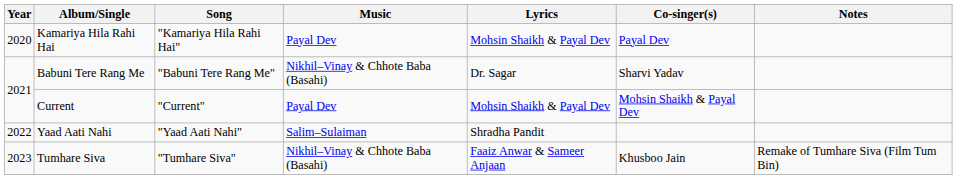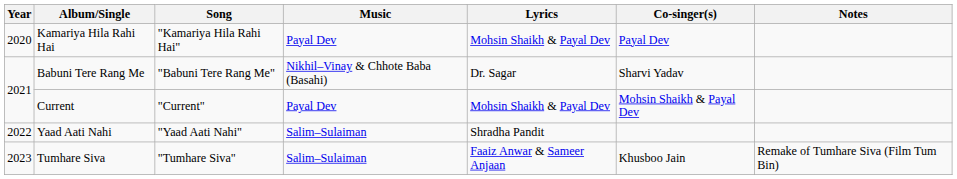(359, 158) Nikhil–Vinay & Chhote Baba (Basahi) -> (326, 158) Salim–Sulaiman
